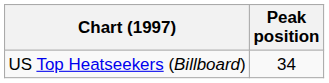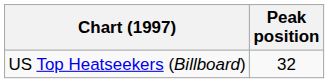(286, 63) 34 -> (286, 63) 32
